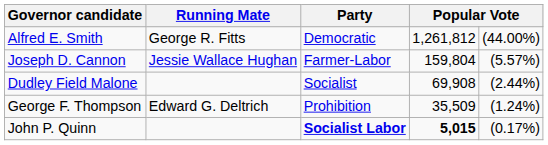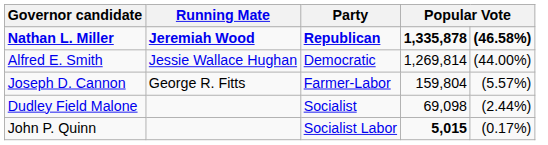+ row: (61, 38)
(197, 38) George R. Fitts -> (223, 60) Jessie Wallace Hughan
(444, 38) 1,261,812 -> (435, 60) 1,269,814
(223, 60) Jessie Wallace Hughan -> (197, 83) George R. Fitts
(454, 83) 69,908 -> (445, 106) 69,098
- row: (74, 106)
(355, 128) bold -> (350, 128) normal
